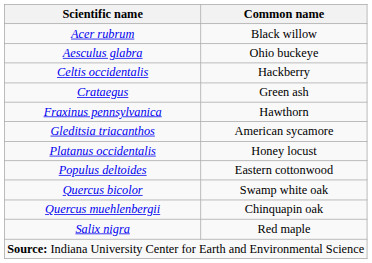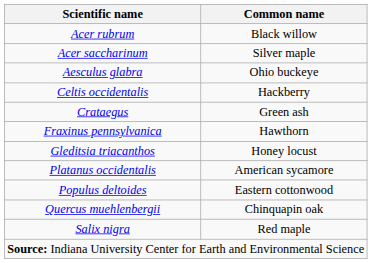+ row: (103, 53)
(284, 131) American sycamore -> (284, 151) Honey locust
(284, 151) Honey locust -> (284, 170) American sycamore
- row: (103, 190)
